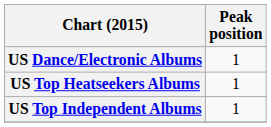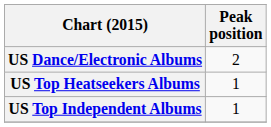(236, 59) 1 -> (236, 59) 2
